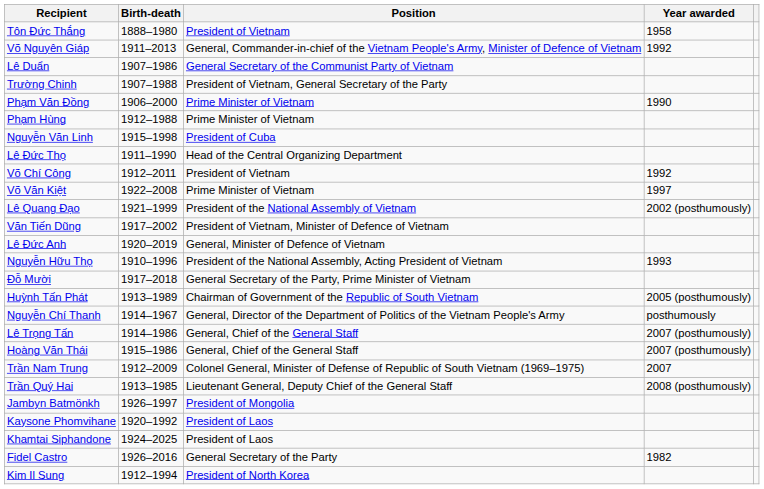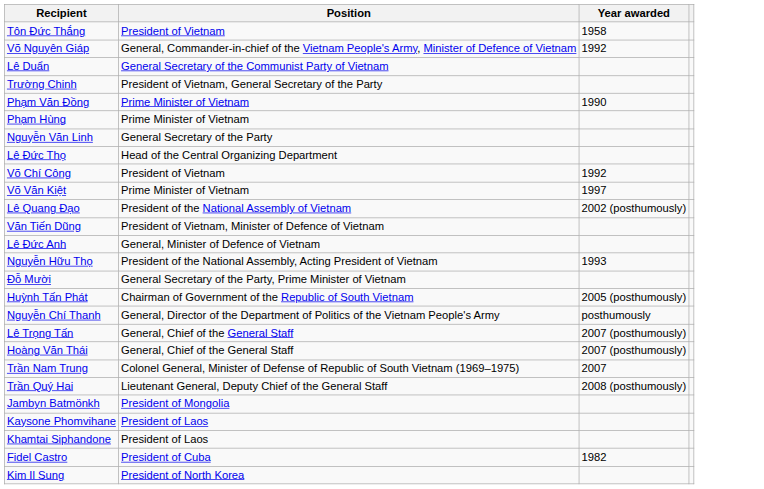- column: (151, 13)
(231, 137) President of Cuba -> (197, 137) General Secretary of the Party
(262, 457) General Secretary of the Party -> (166, 457) President of Cuba
